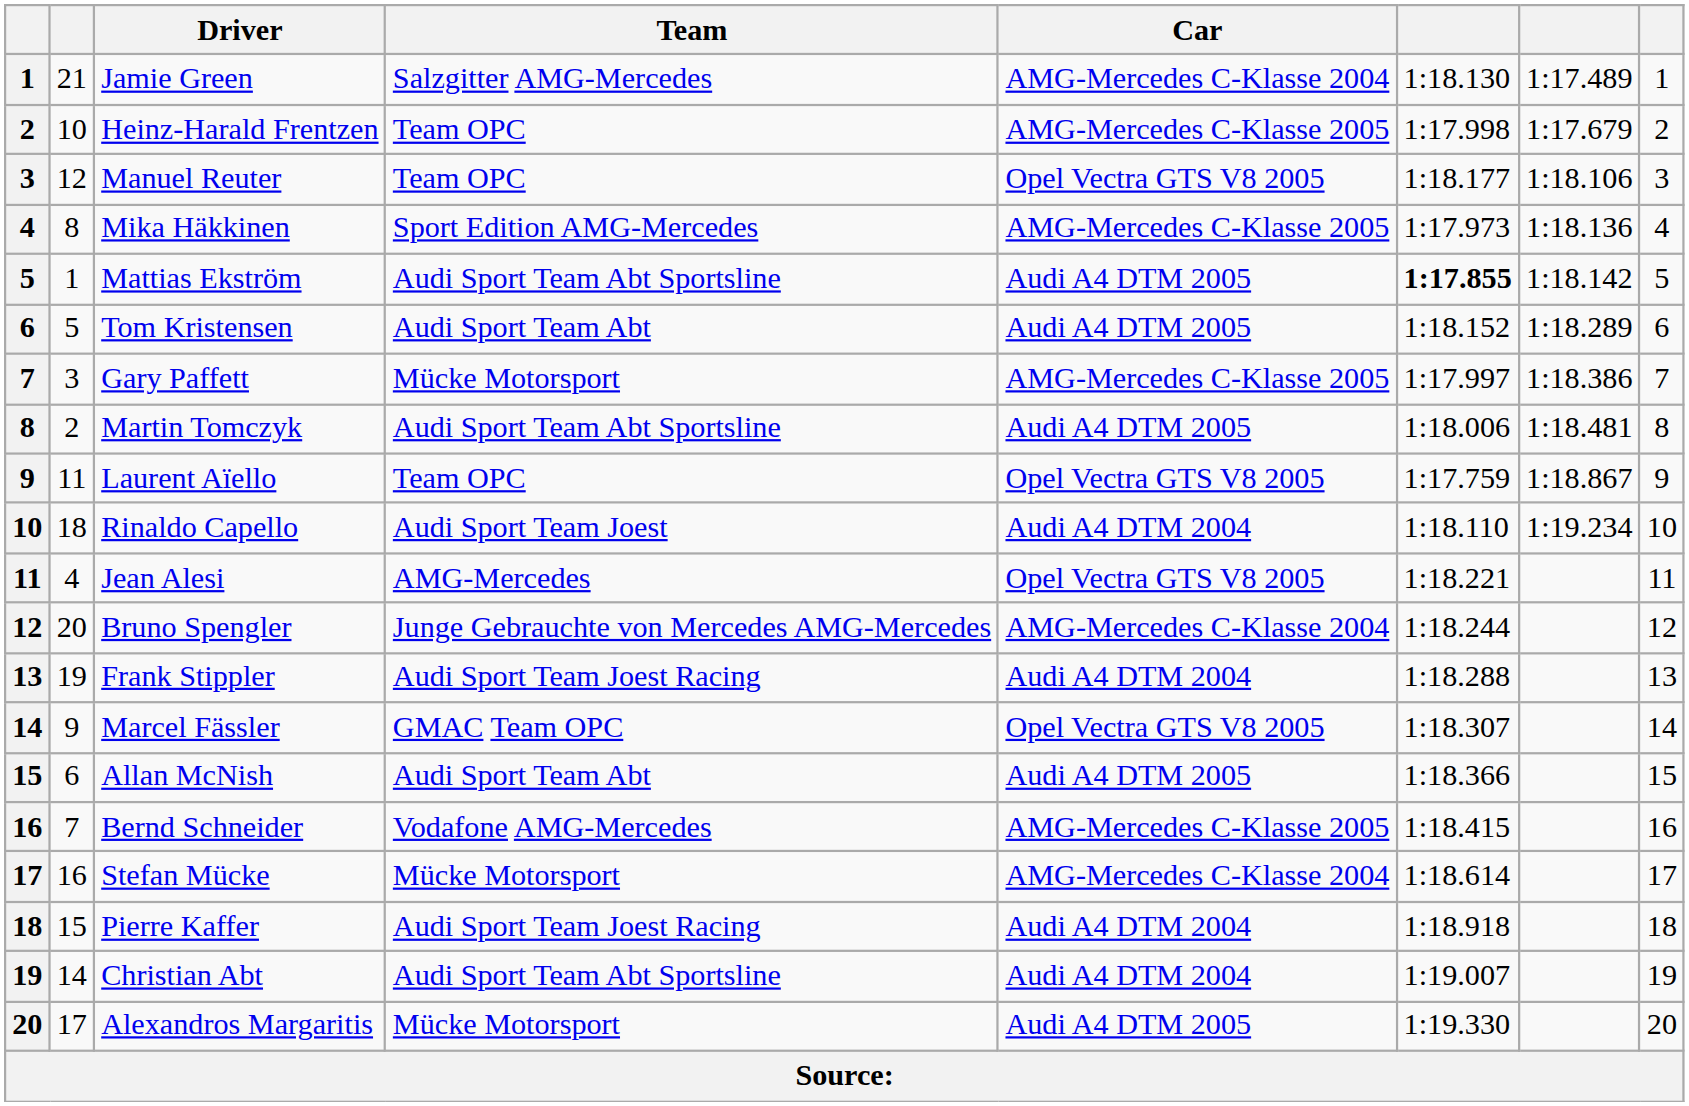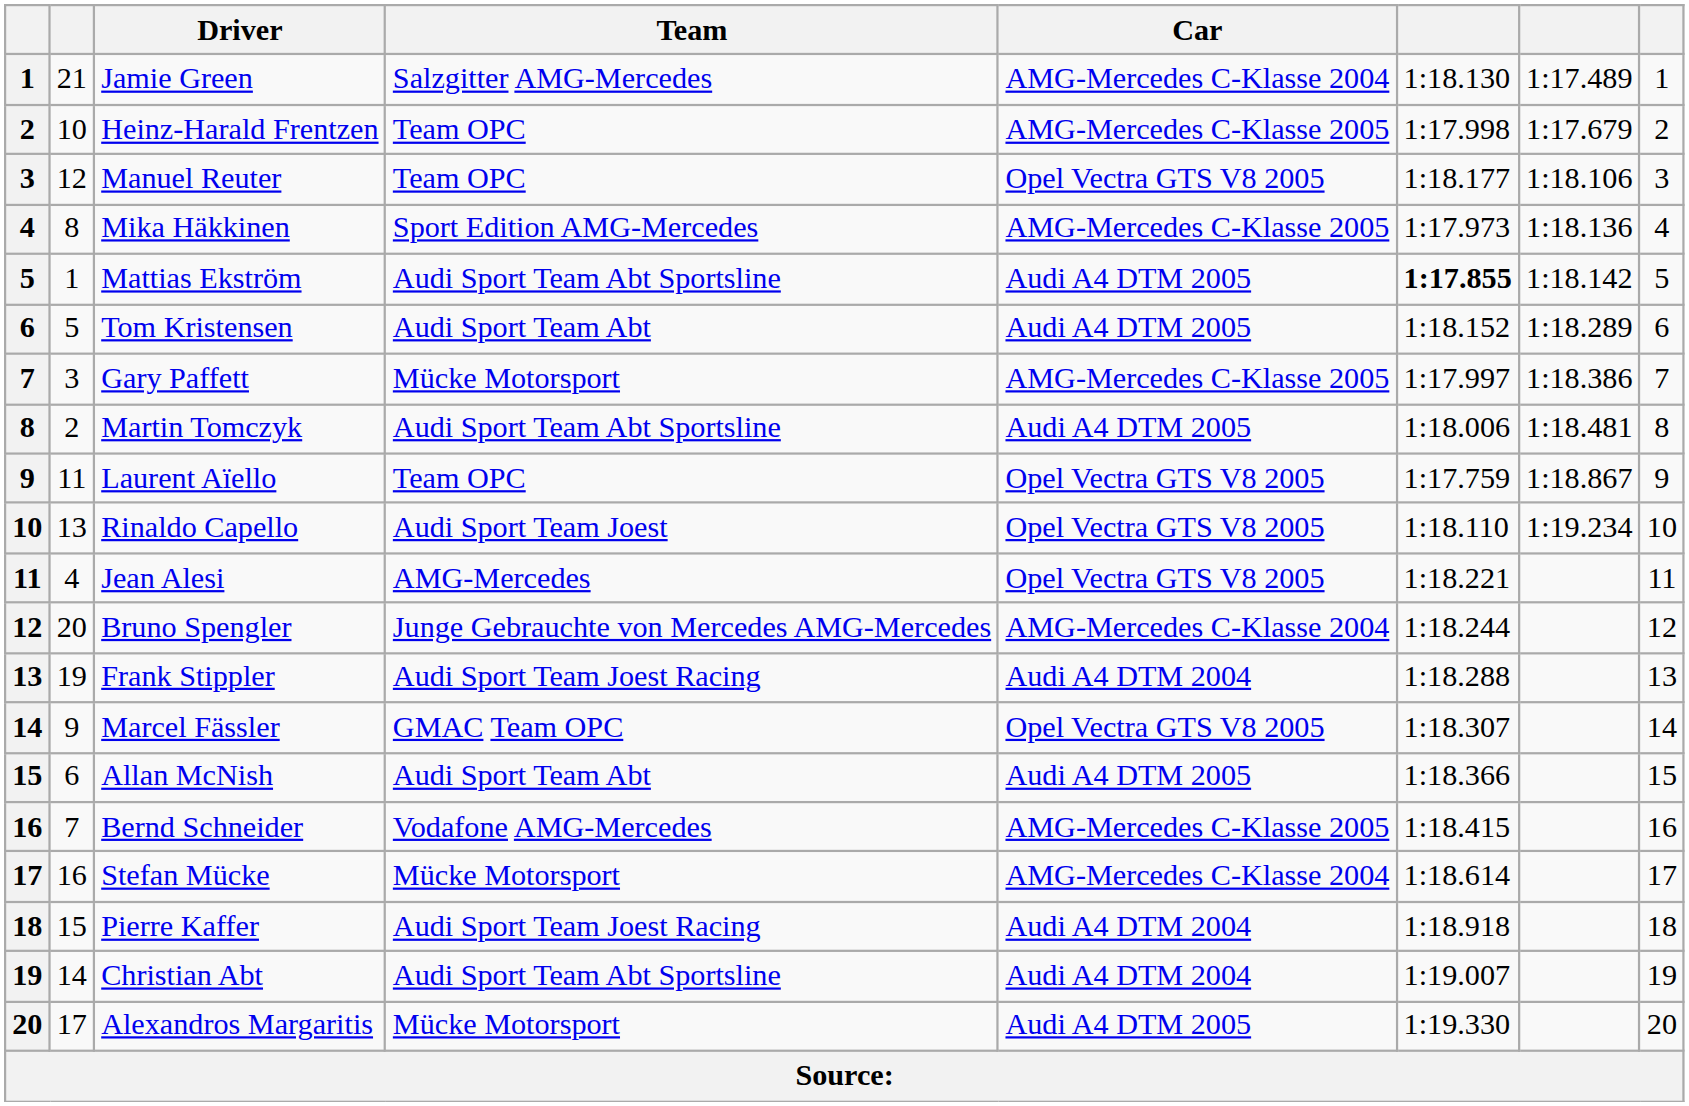(72, 527) 18 -> (72, 527) 13
(1128, 527) Audi A4 DTM 2004 -> (1165, 527) Opel Vectra GTS V8 2005
